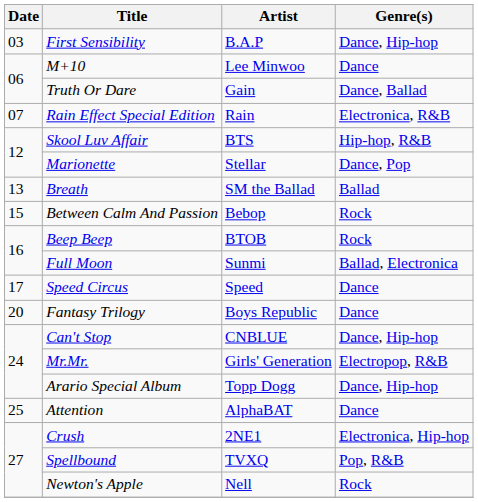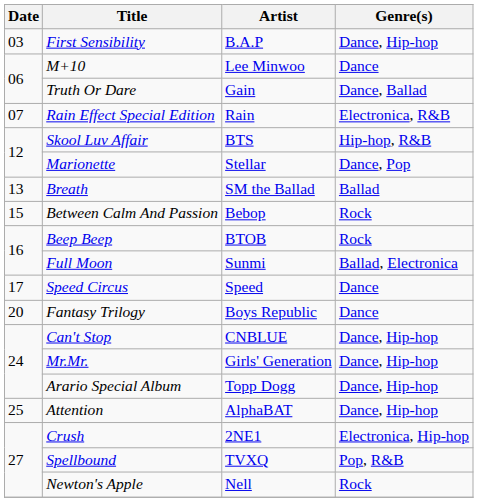(393, 361) Electropop, R&B -> (388, 361) Dance, Hip-hop
(359, 410) Dance -> (388, 410) Dance, Hip-hop
